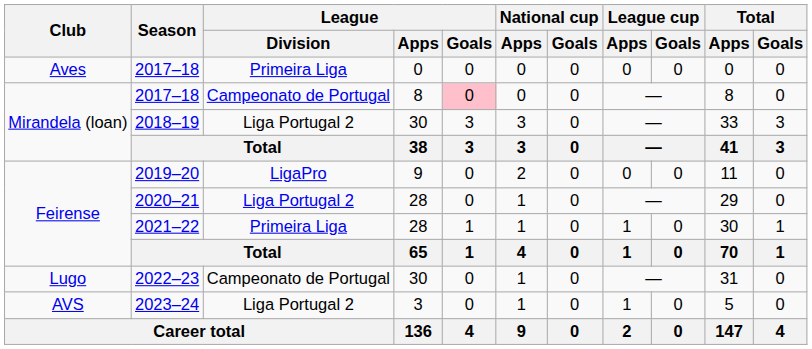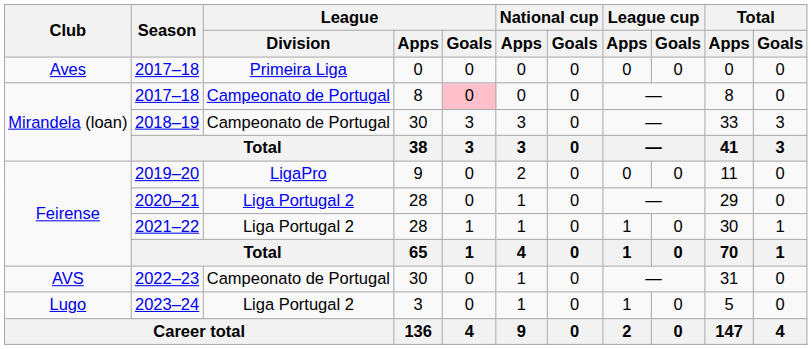(298, 122) Liga Portugal 2 -> (298, 122) Campeonato de Portugal
(298, 226) Primeira Liga -> (298, 226) Liga Portugal 2
(68, 278) Lugo -> (68, 278) AVS
(68, 305) AVS -> (68, 305) Lugo
